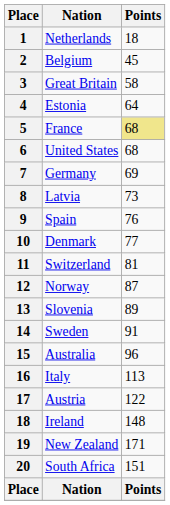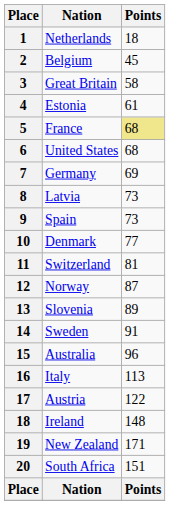(132, 106) 64 -> (132, 106) 61
(132, 218) 76 -> (132, 218) 73
